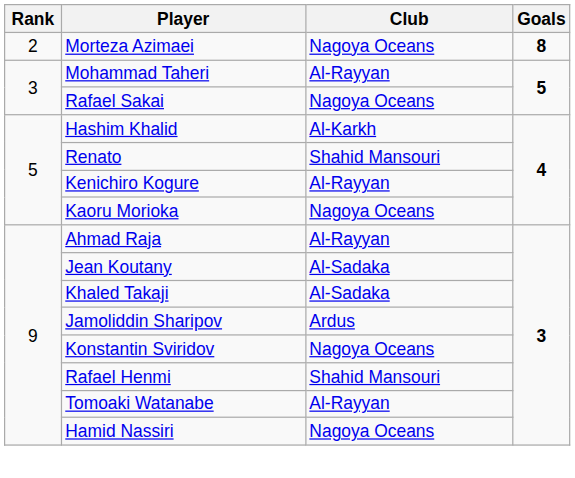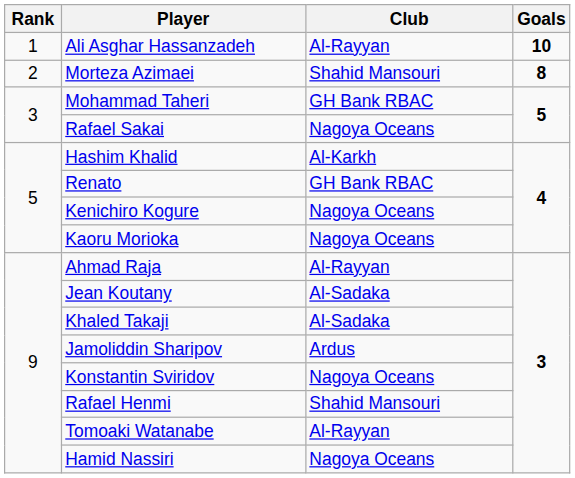+ row: (160, 46)
(372, 46) Nagoya Oceans -> (375, 74) Shahid Mansouri
(350, 74) Al-Rayyan -> (371, 101) GH Bank RBAC
(375, 156) Shahid Mansouri -> (371, 184) GH Bank RBAC
(350, 184) Al-Rayyan -> (372, 211) Nagoya Oceans
